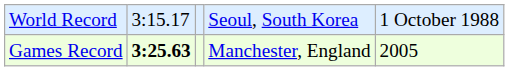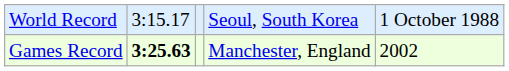(399, 50) 2005 -> (399, 50) 2002
